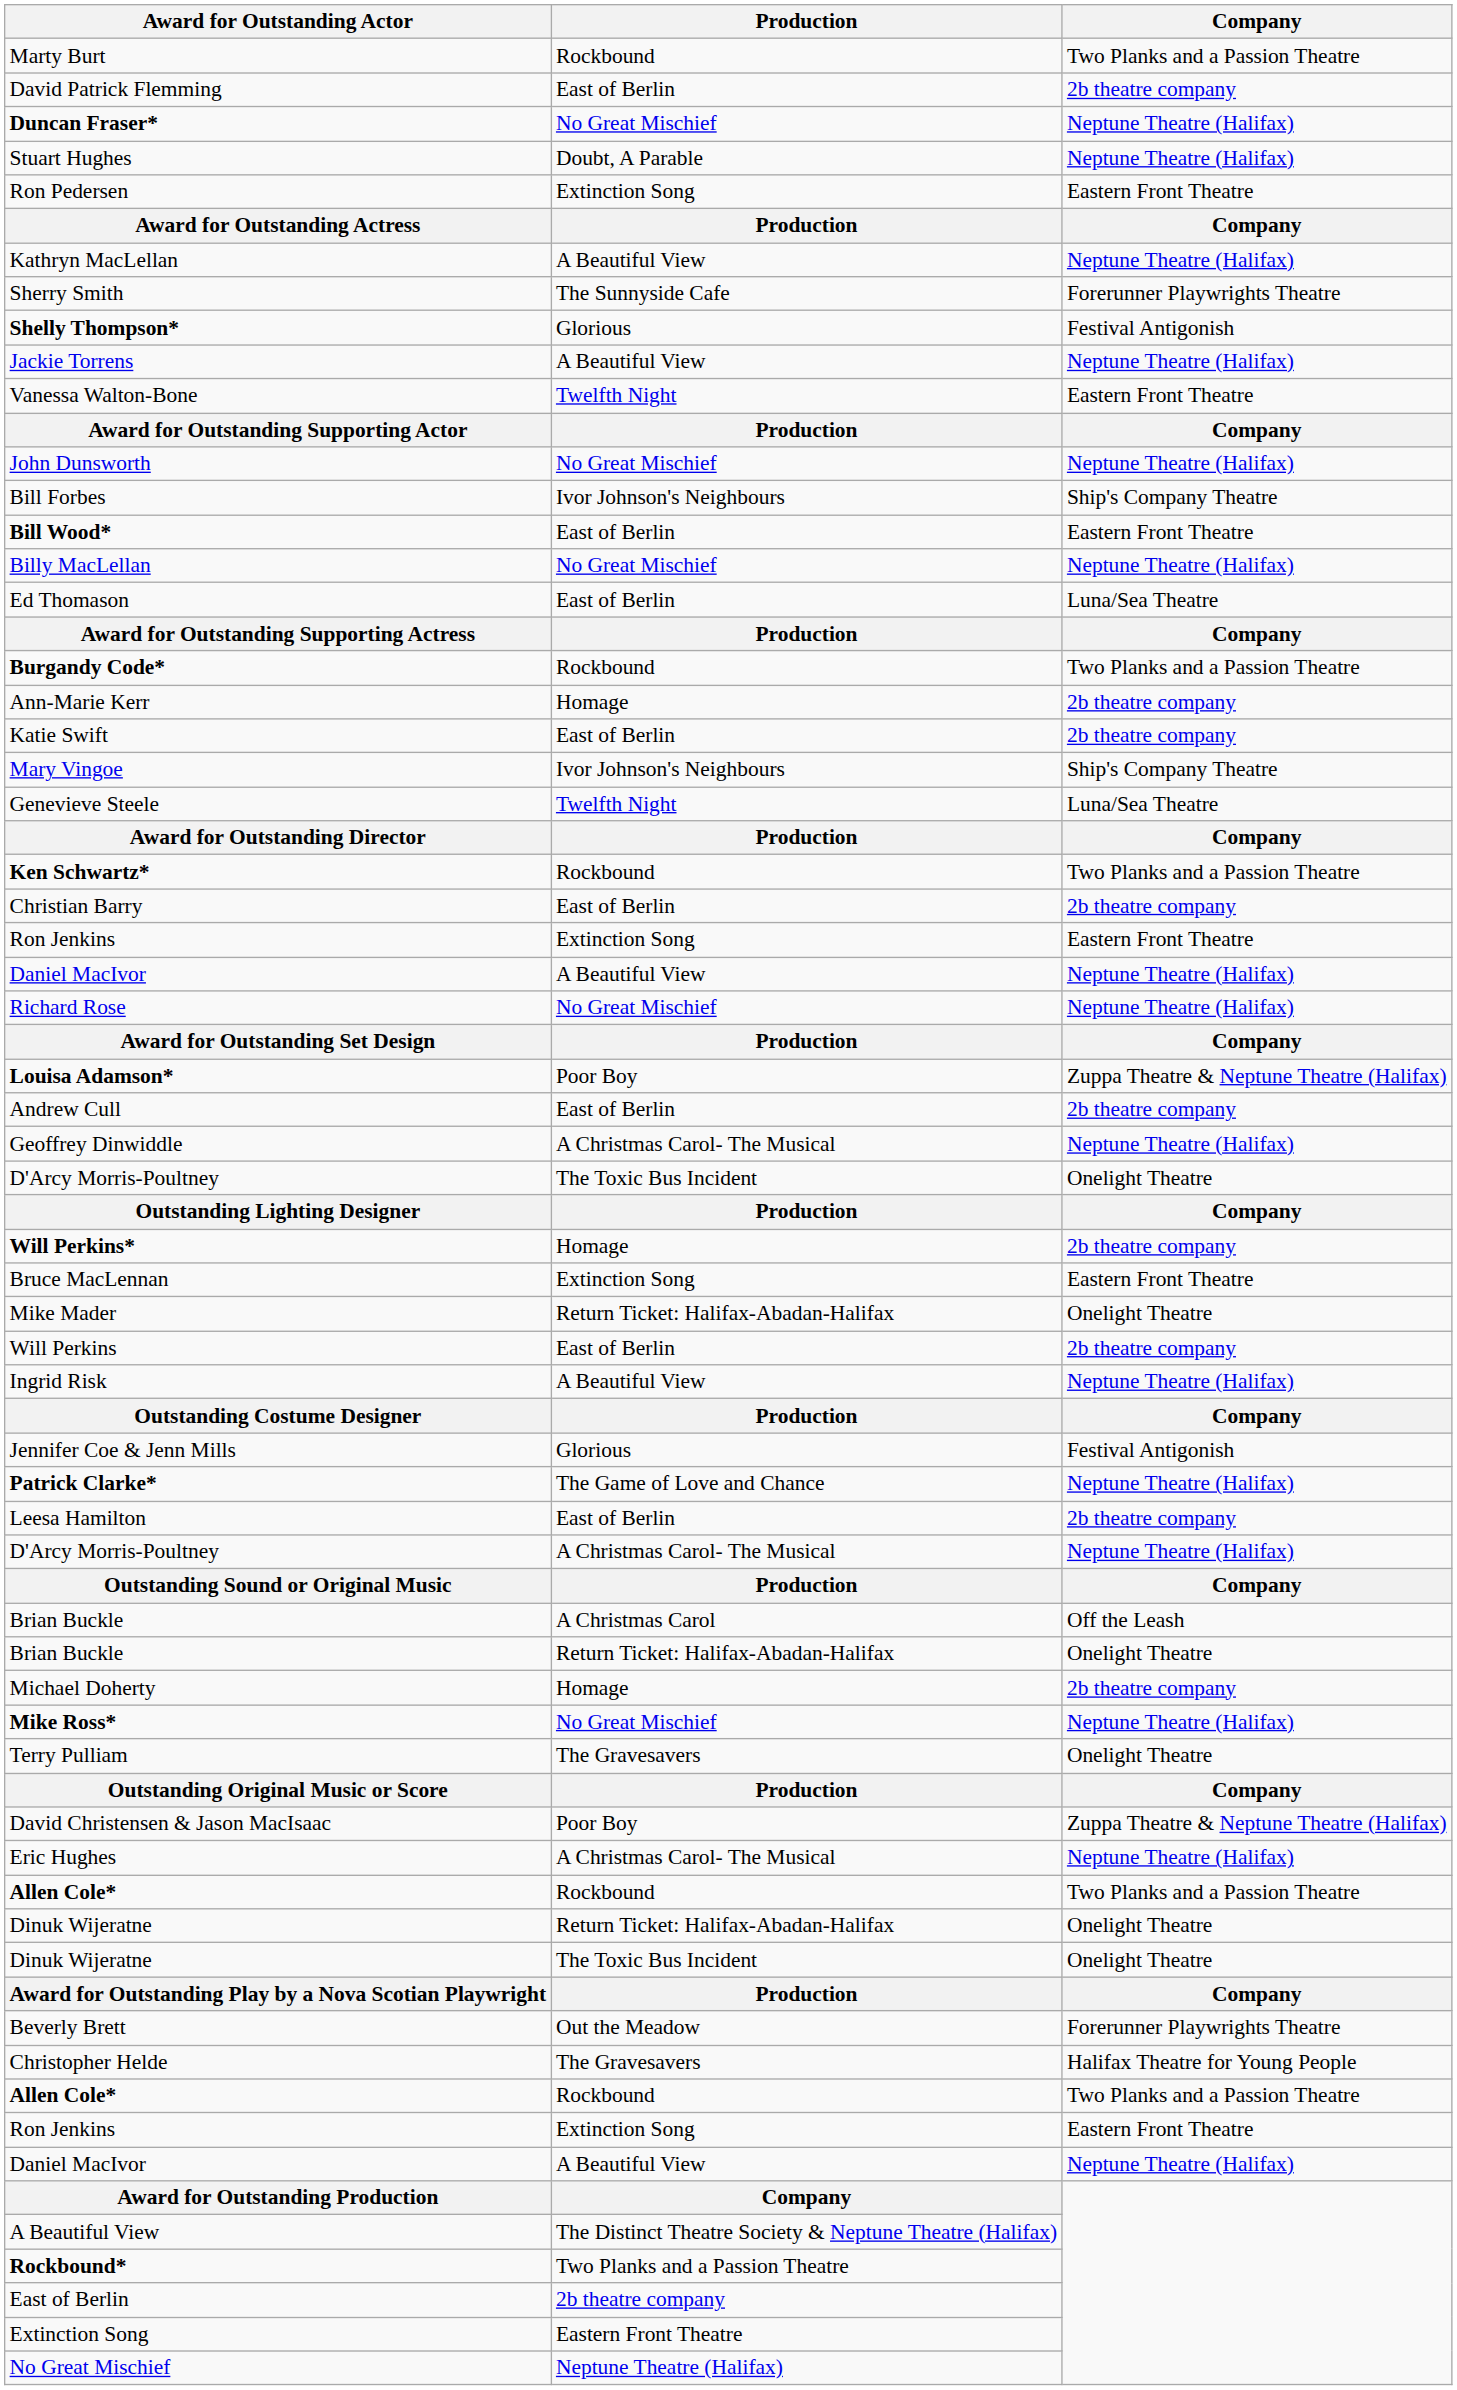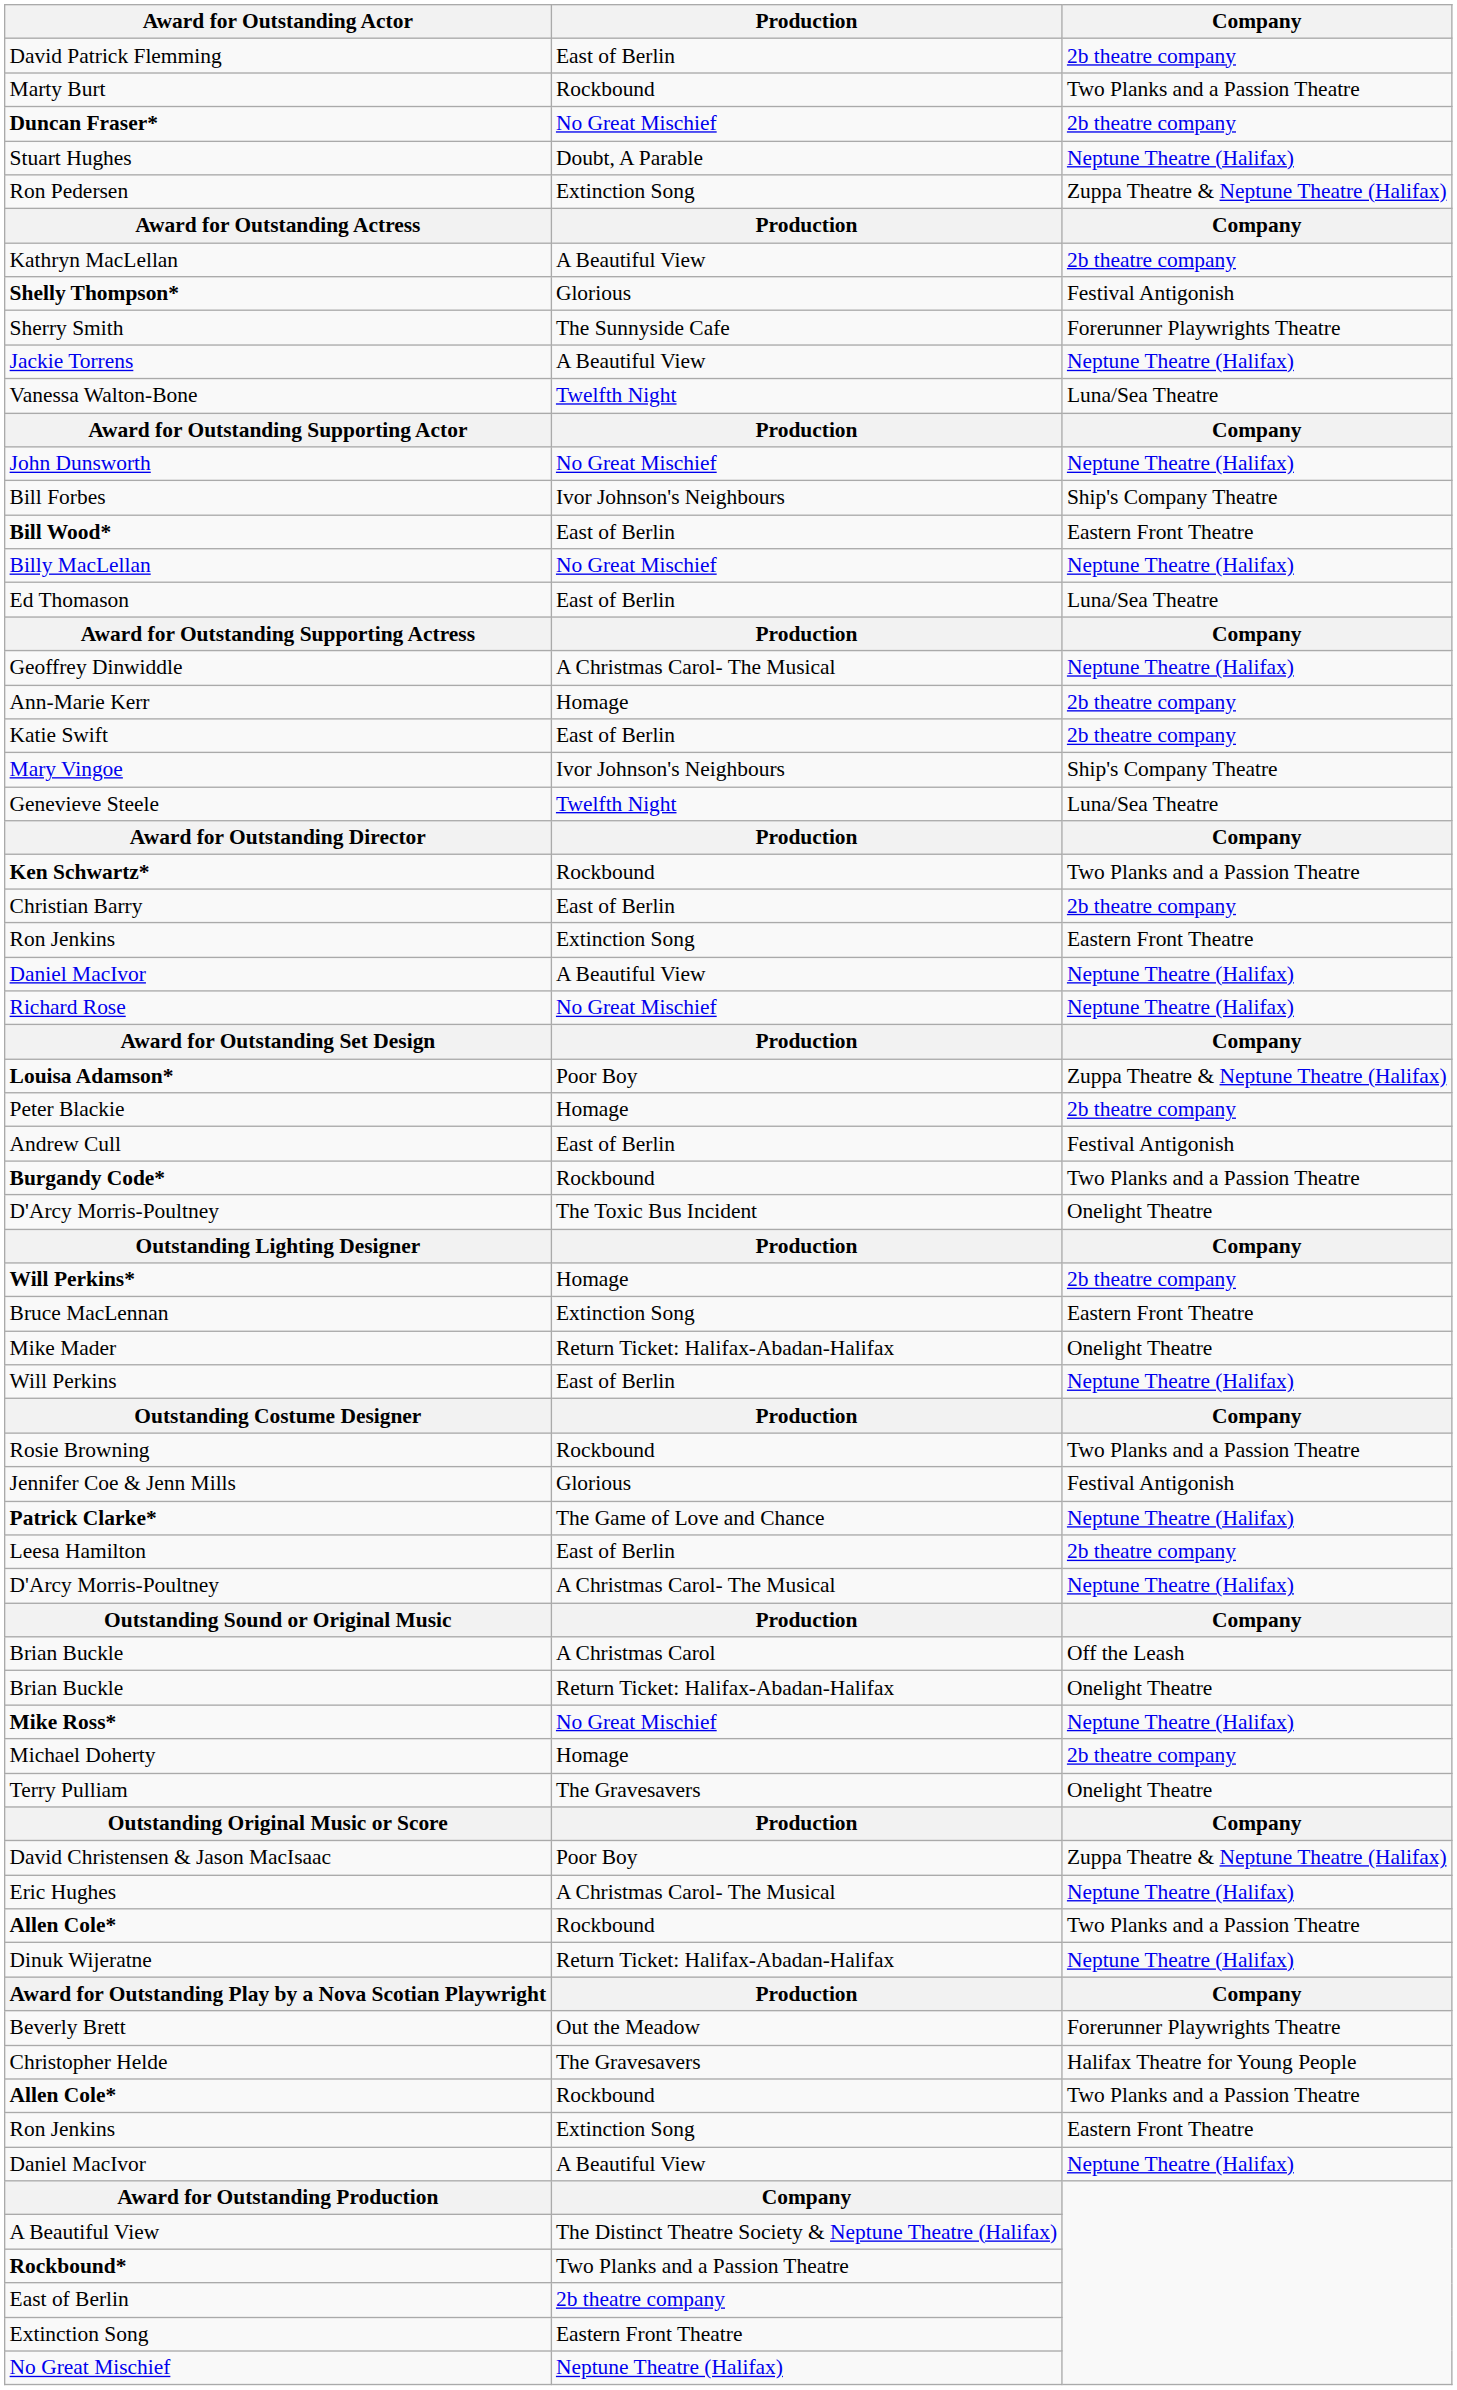rows swapped: (58, 55) <-> (116, 89)
(1180, 123) Neptune Theatre (Halifax) -> (1151, 123) 2b theatre company
(1160, 191) Eastern Front Theatre -> (1257, 191) Zuppa Theatre & Neptune Theatre (Halifax)
(1180, 259) Neptune Theatre (Halifax) -> (1151, 259) 2b theatre company
rows swapped: (66, 293) <-> (94, 327)
(1160, 395) Eastern Front Theatre -> (1143, 395) Luna/Sea Theatre
rows swapped: (87, 667) <-> (96, 1143)
+ row: (67, 1109)
(1151, 1109) 2b theatre company -> (1151, 1143) Festival Antigonish
(1151, 1347) 2b theatre company -> (1180, 1381) Neptune Theatre (Halifax)
- row: (58, 1381)
+ row: (80, 1449)
rows swapped: (63, 1721) <-> (83, 1687)
(1140, 1925) Onelight Theatre -> (1180, 1959) Neptune Theatre (Halifax)
- row: (81, 1959)
